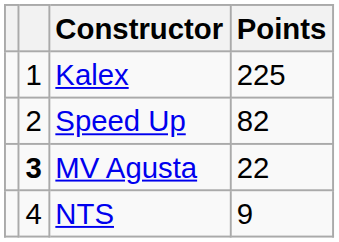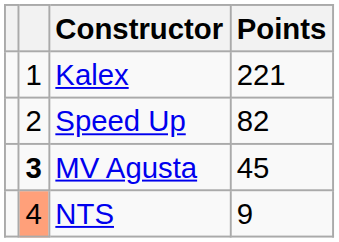(261, 75) 225 -> (261, 75) 221
(253, 168) 22 -> (253, 168) 45
(34, 214) no background -> (34, 214) lightsalmon background
